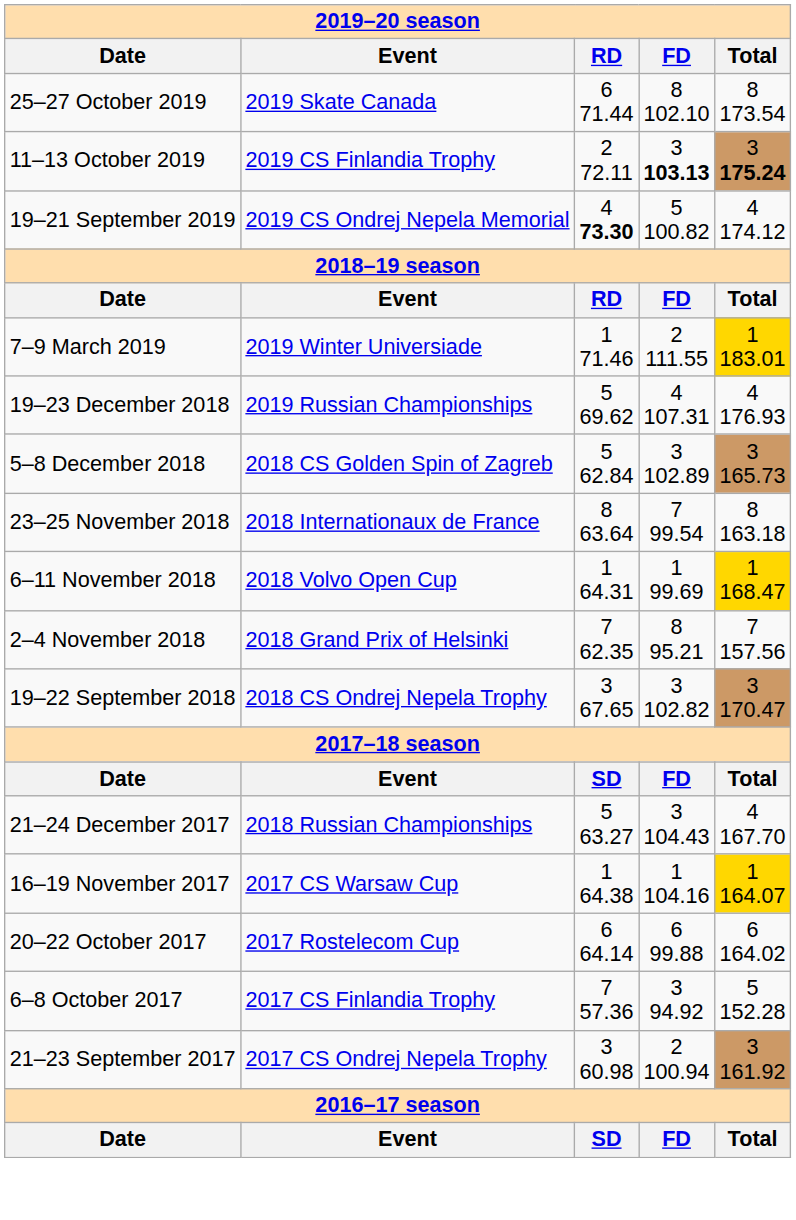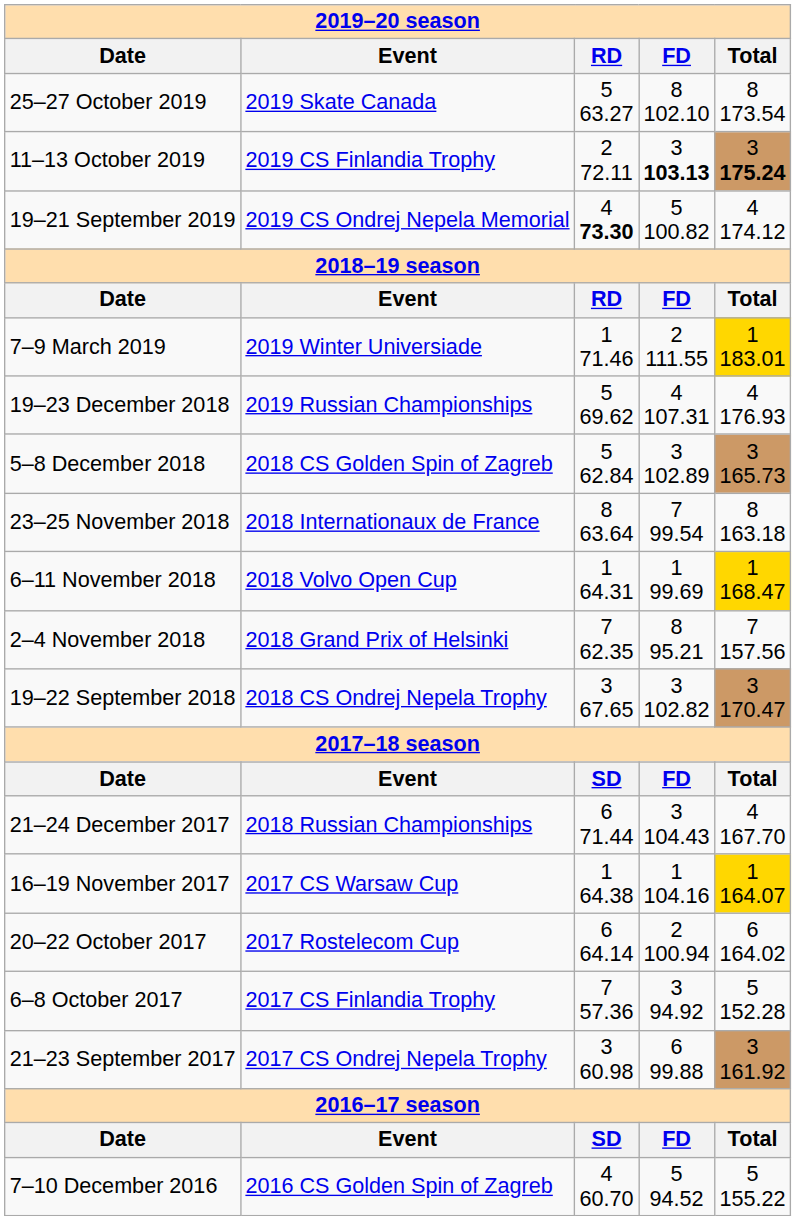(607, 102) 6 71.44 -> (607, 102) 5 63.27
(607, 824) 5 63.27 -> (607, 824) 6 71.44
(677, 941) 6 99.88 -> (677, 941) 2 100.94
(677, 1059) 2 100.94 -> (677, 1059) 6 99.88
+ row: (114, 1186)
